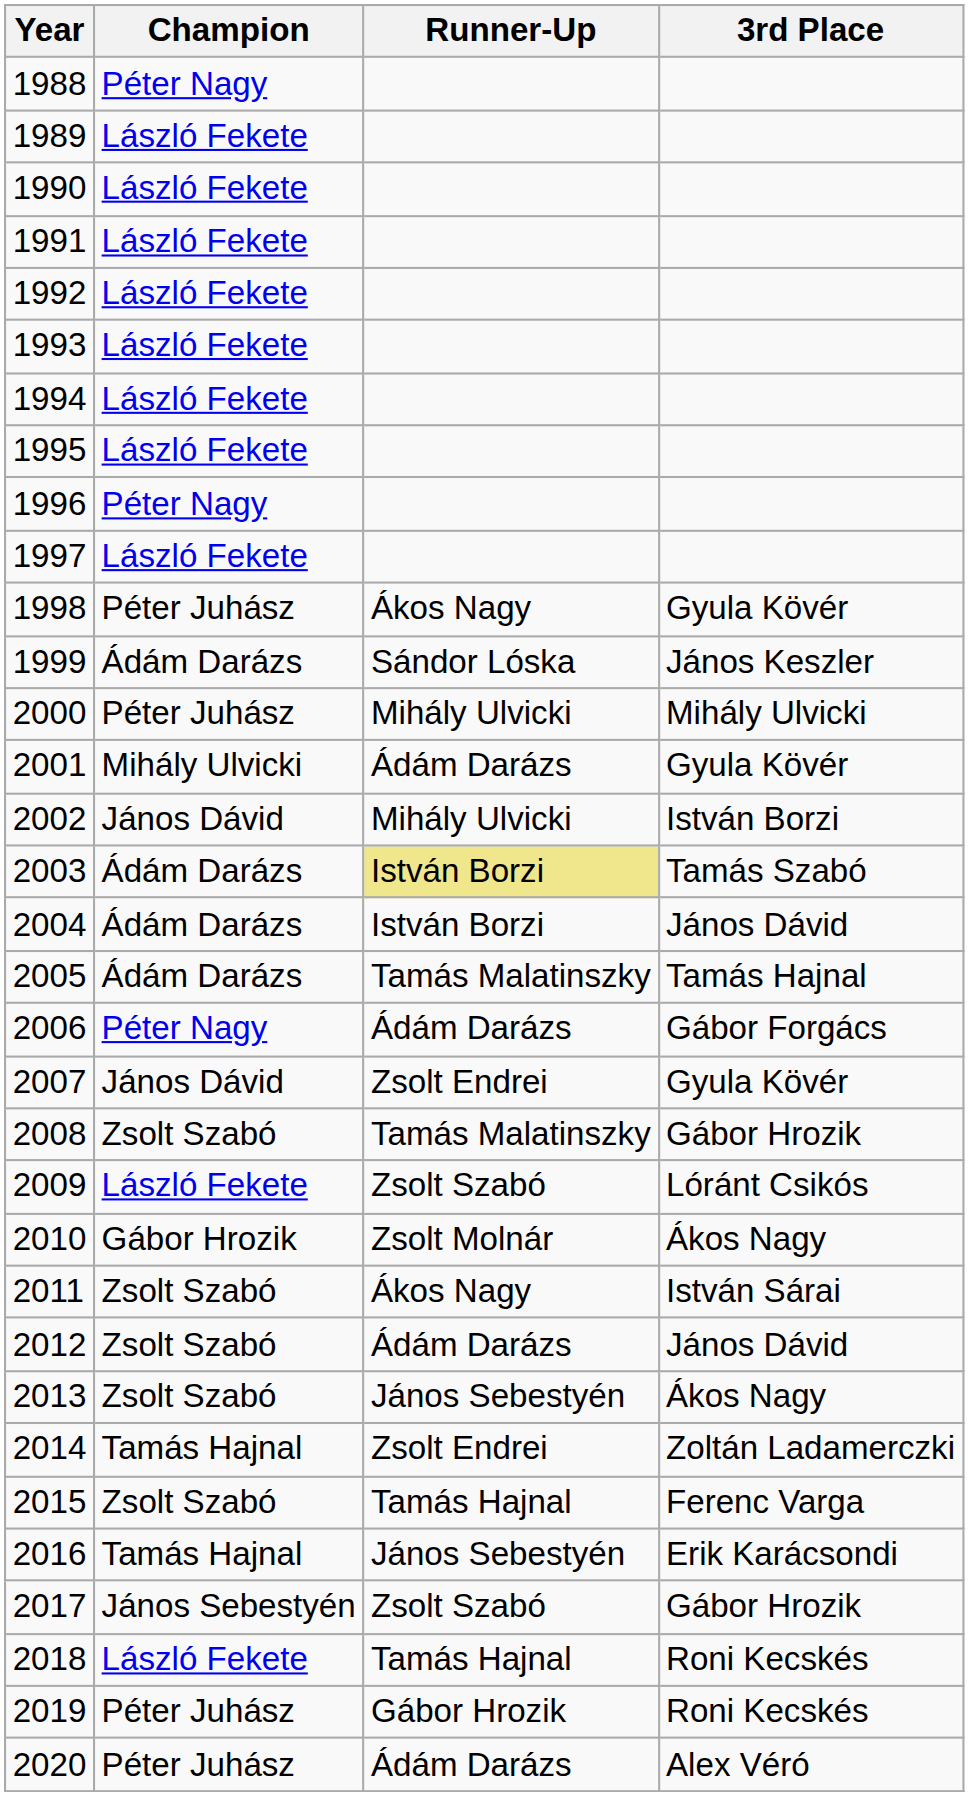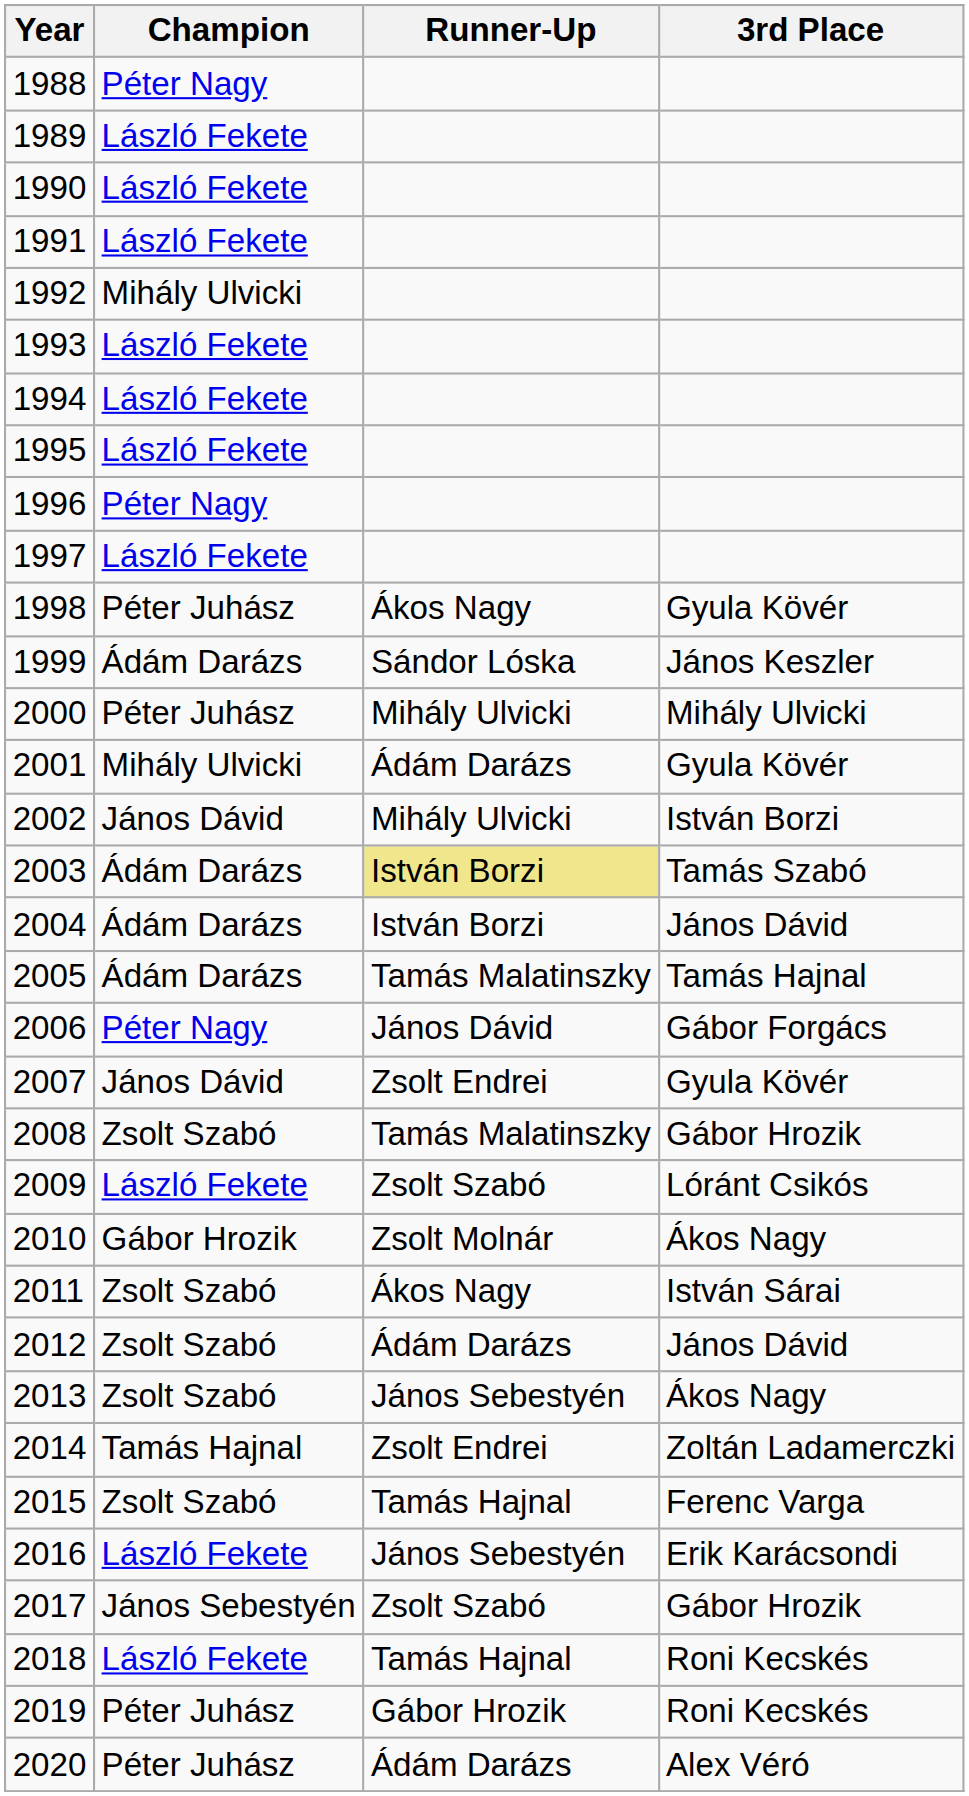(205, 293) László Fekete -> (202, 293) Mihály Ulvicki
(471, 1028) Ádám Darázs -> (462, 1028) János Dávid
(202, 1554) Tamás Hajnal -> (205, 1554) László Fekete
